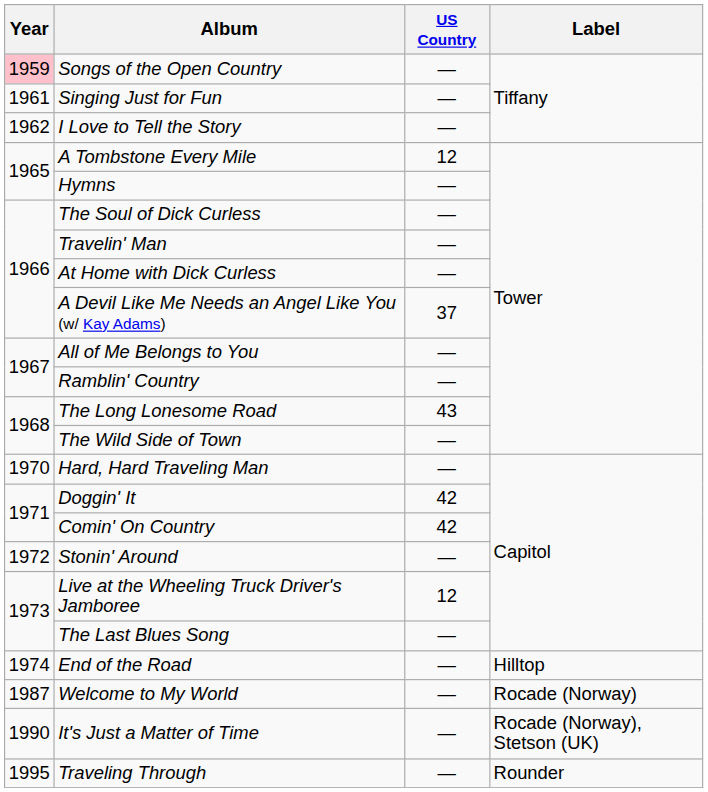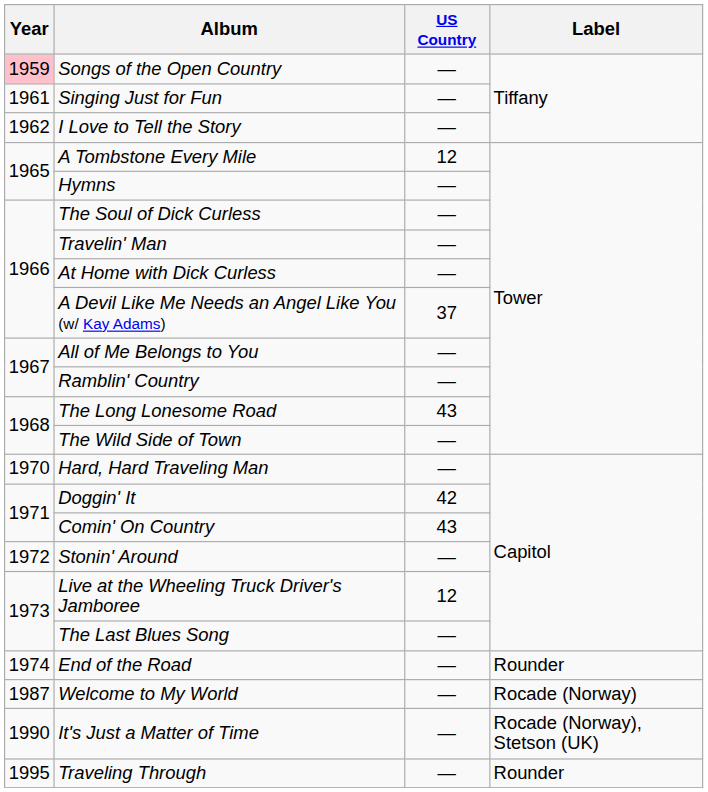(447, 527) 42 -> (447, 527) 43
(519, 664) Hilltop -> (529, 664) Rounder
